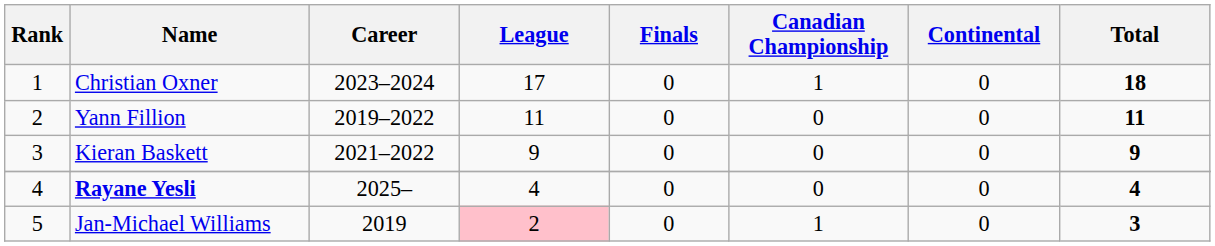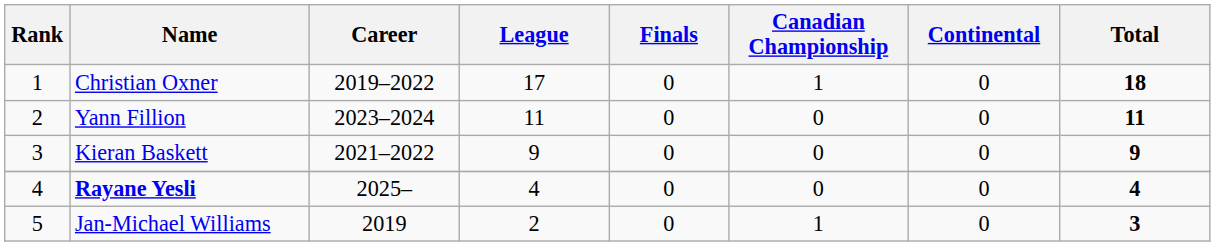(384, 82) 2023–2024 -> (384, 82) 2019–2022
(384, 117) 2019–2022 -> (384, 117) 2023–2024
(534, 223) pink background -> (534, 223) no background
